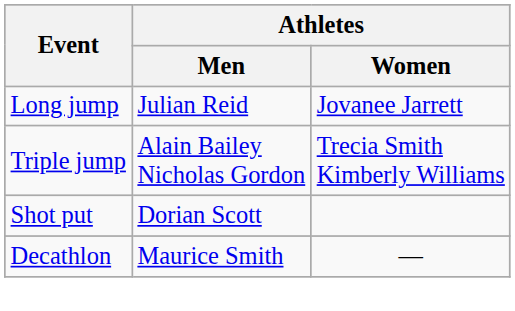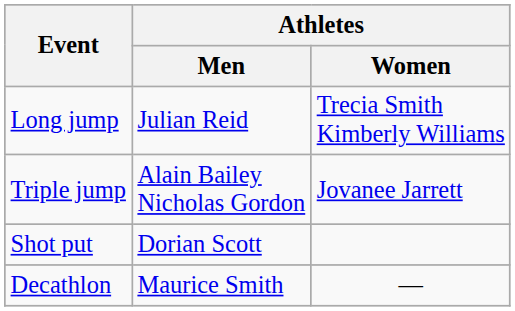(390, 105) Jovanee Jarrett -> (411, 120) Trecia Smith Kimberly Williams
(411, 160) Trecia Smith Kimberly Williams -> (390, 189) Jovanee Jarrett
